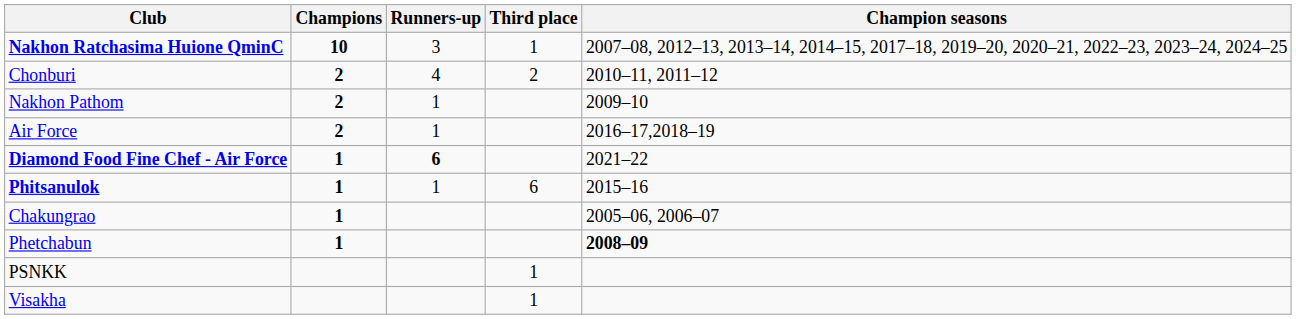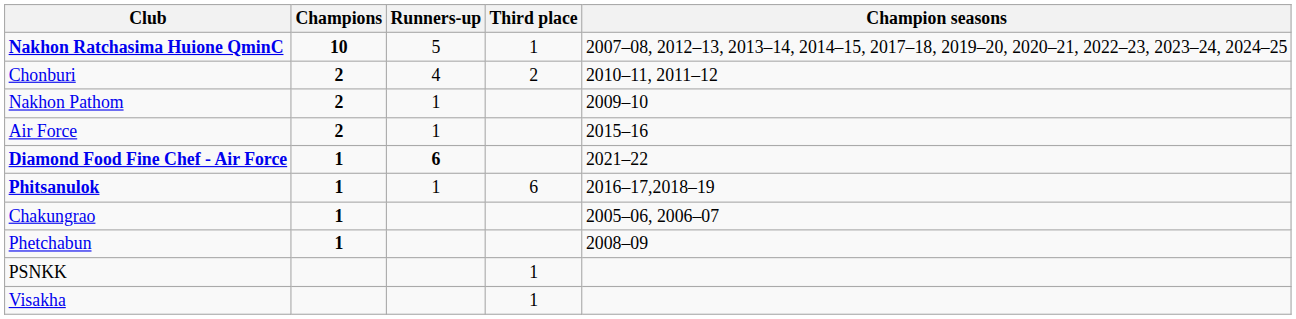(436, 46) 3 -> (436, 46) 5
(650, 131) 2016–17,2018–19 -> (617, 131) 2015–16
(617, 187) 2015–16 -> (650, 187) 2016–17,2018–19
(617, 243) bold -> (617, 243) normal
